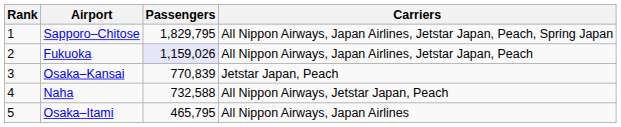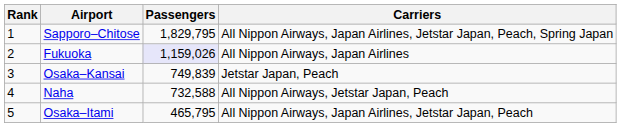(377, 54) All Nippon Airways, Japan Airlines, Jetstar Japan, Peach -> (315, 54) All Nippon Airways, Japan Airlines
(193, 74) 770,839 -> (193, 74) 749,839
(315, 113) All Nippon Airways, Japan Airlines -> (377, 113) All Nippon Airways, Japan Airlines, Jetstar Japan, Peach
